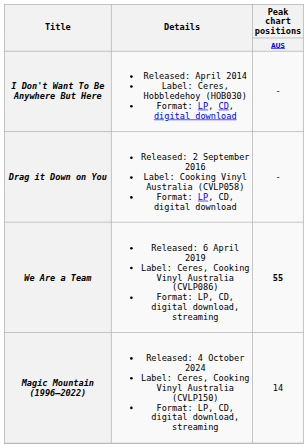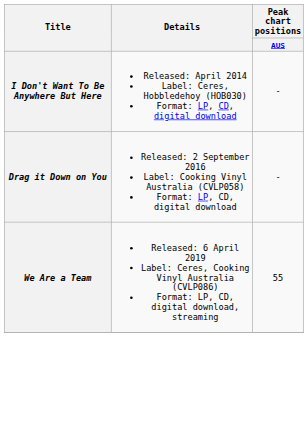(278, 277) bold -> (278, 277) normal
- row: (58, 388)
